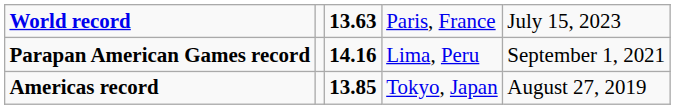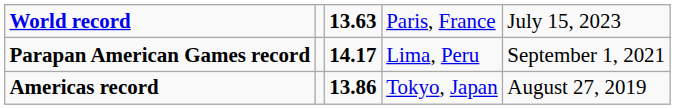(353, 54) 14.16 -> (353, 54) 14.17
(353, 87) 13.85 -> (353, 87) 13.86
